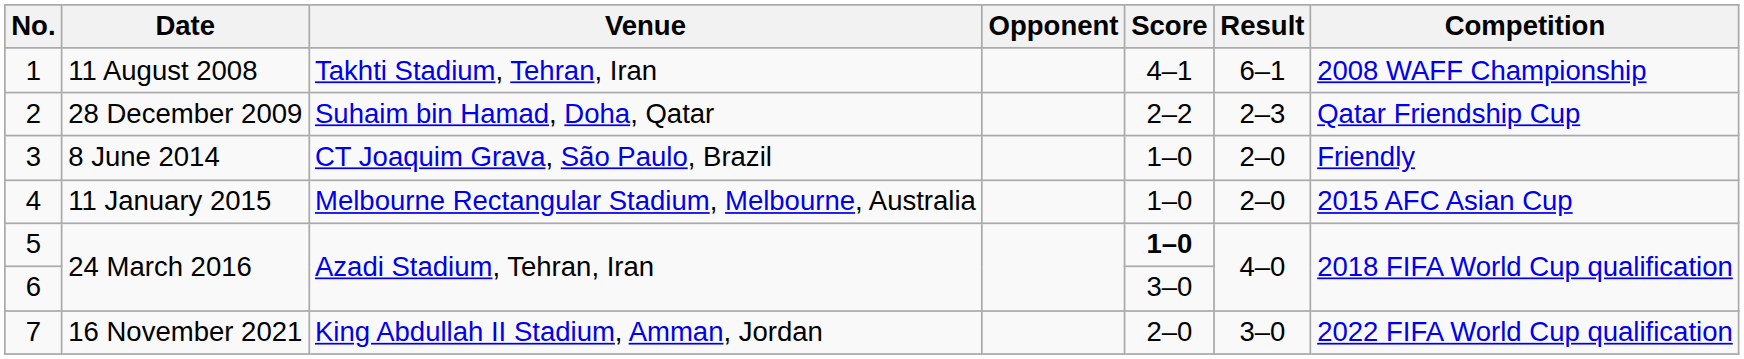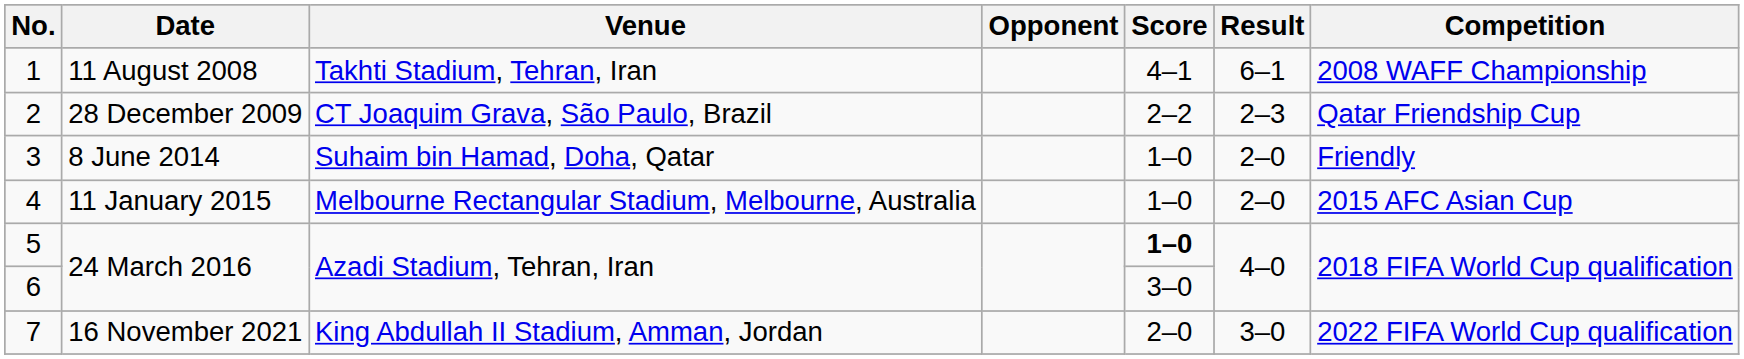(515, 113) Suhaim bin Hamad, Doha, Qatar -> (543, 113) CT Joaquim Grava, São Paulo, Brazil
(543, 157) CT Joaquim Grava, São Paulo, Brazil -> (515, 157) Suhaim bin Hamad, Doha, Qatar
